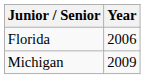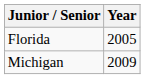(122, 39) 2006 -> (122, 39) 2005
